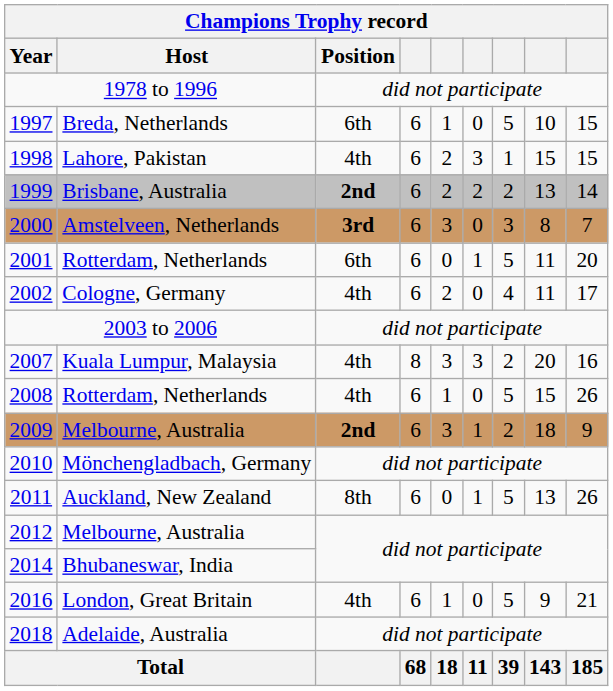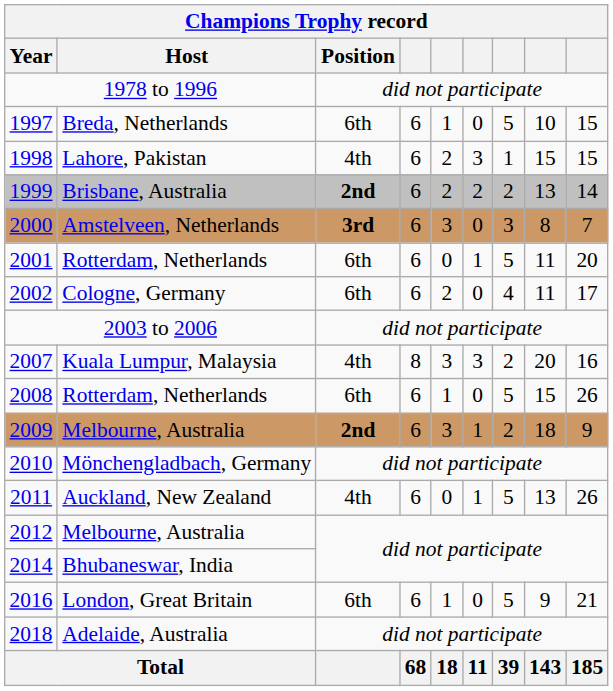(358, 293) 4th -> (358, 293) 6th
(358, 395) 4th -> (358, 395) 6th
(358, 497) 8th -> (358, 497) 4th
(358, 599) 4th -> (358, 599) 6th
